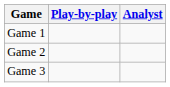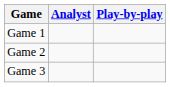columns swapped: (84, 14) <-> (143, 14)
